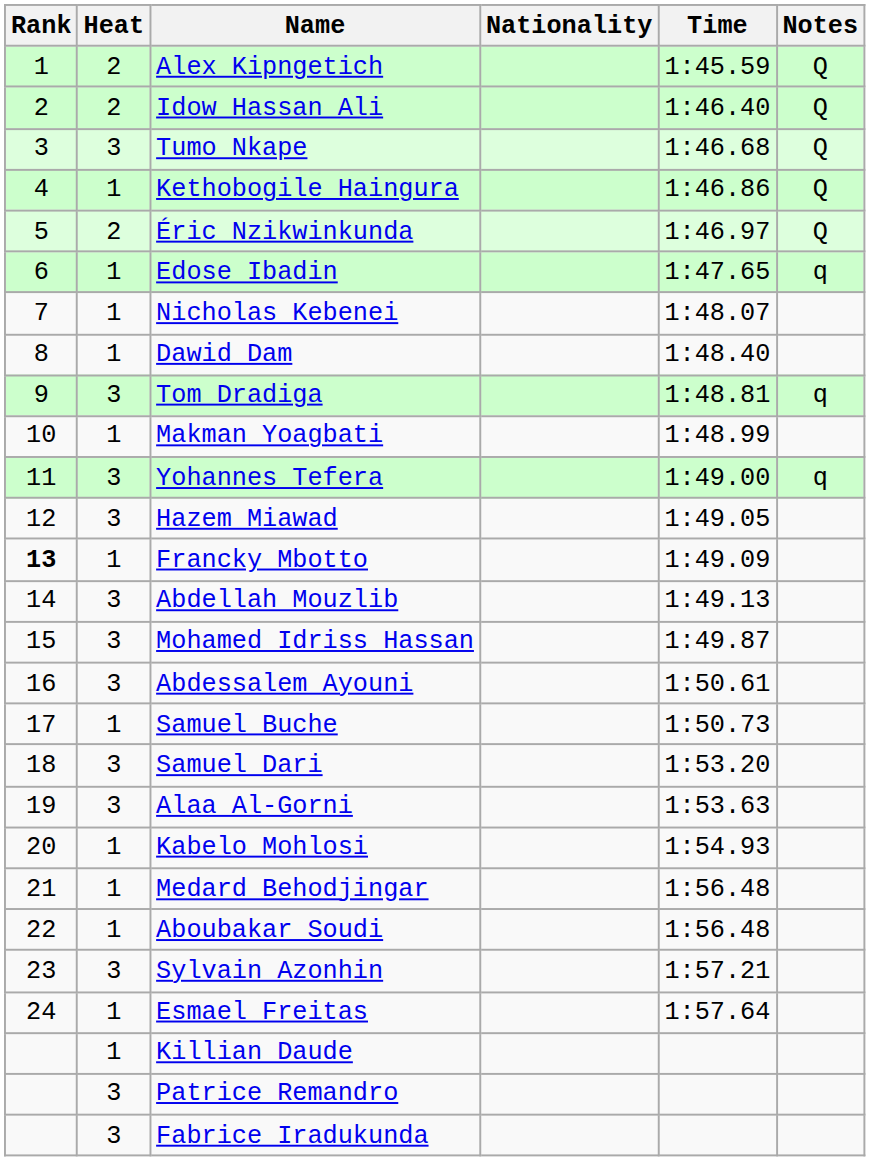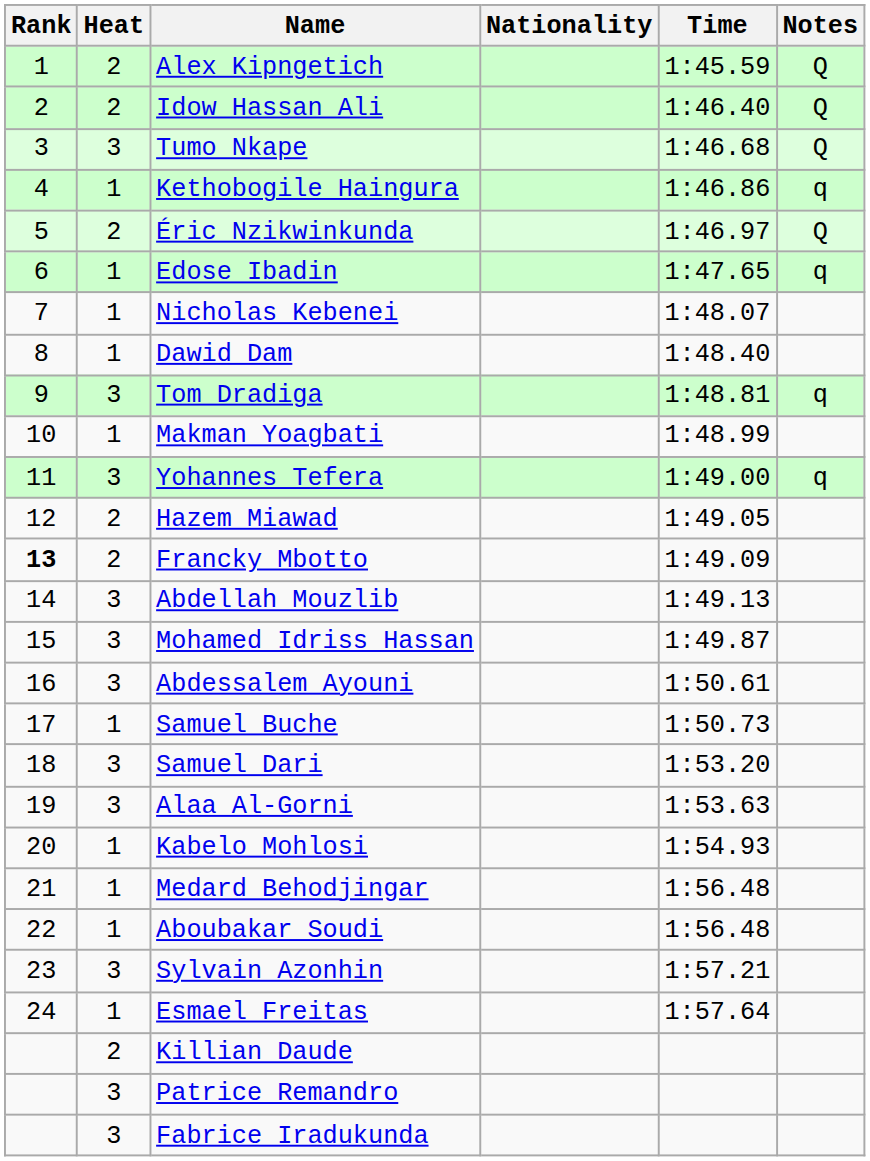(820, 190) Q -> (820, 190) q
(114, 519) 3 -> (114, 519) 2
(114, 560) 1 -> (114, 560) 2
(114, 1053) 1 -> (114, 1053) 2
